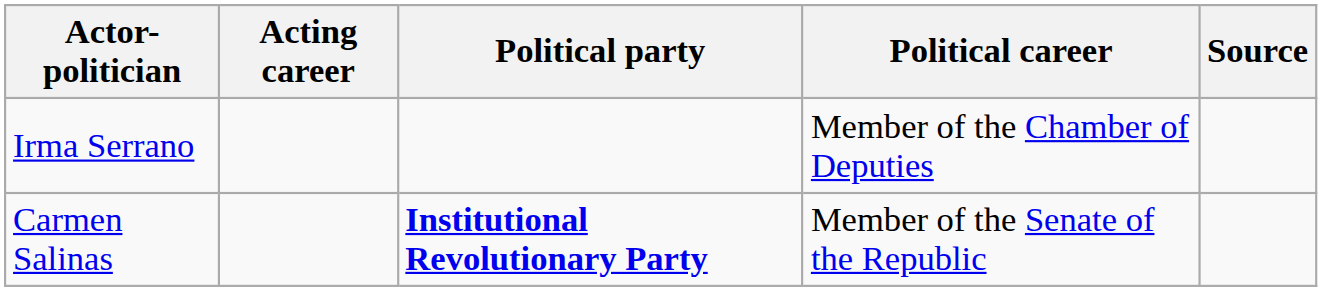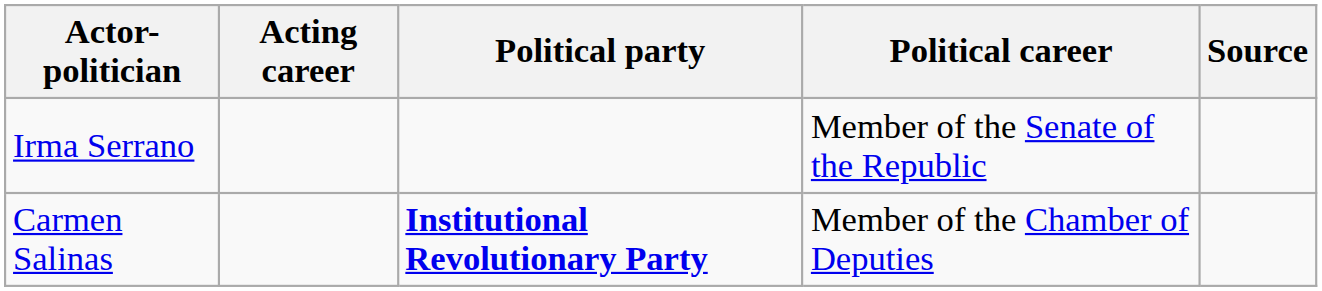(1000, 145) Member of the Chamber of Deputies -> (983, 145) Member of the Senate of the Republic
(983, 238) Member of the Senate of the Republic -> (1000, 238) Member of the Chamber of Deputies
